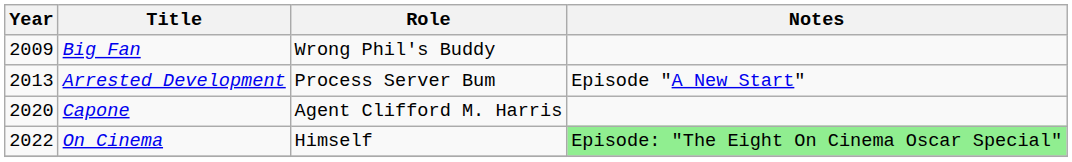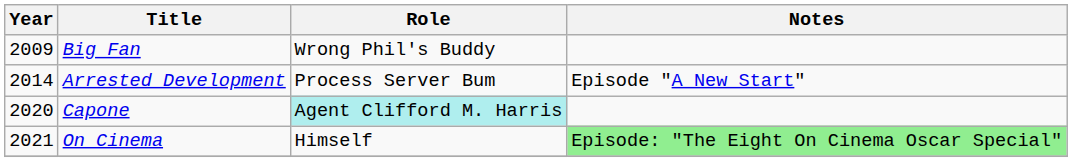(31, 80) 2013 -> (31, 80) 2014
(428, 111) no background -> (428, 111) paleturquoise background
(31, 141) 2022 -> (31, 141) 2021
